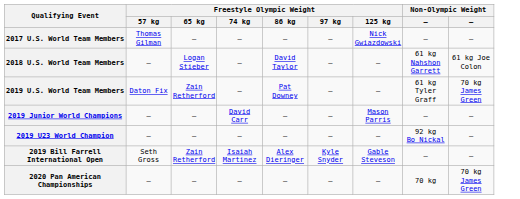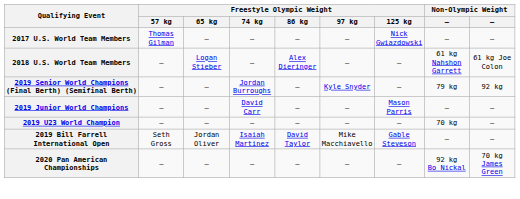(285, 62) David Taylor -> (297, 62) Alex Dieringer
- row: (65, 91)
+ row: (71, 86)
(426, 135) 92 kg Bo Nickal -> (447, 123) 70 kg
(194, 155) Zain Retherford -> (207, 139) Jordan Oliver
(285, 155) Alex Dieringer -> (297, 139) David Taylor
(330, 155) Kyle Snyder -> (347, 139) Mike Macchiavello
(426, 180) 70 kg -> (447, 163) 92 kg Bo Nickal
